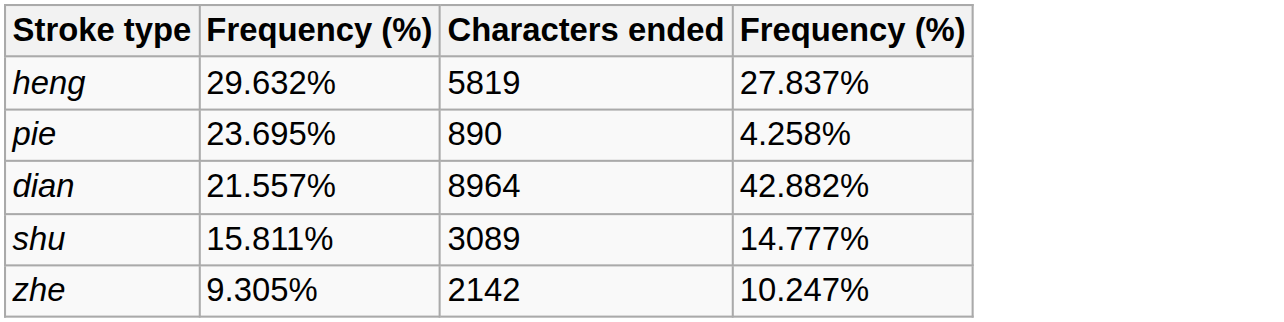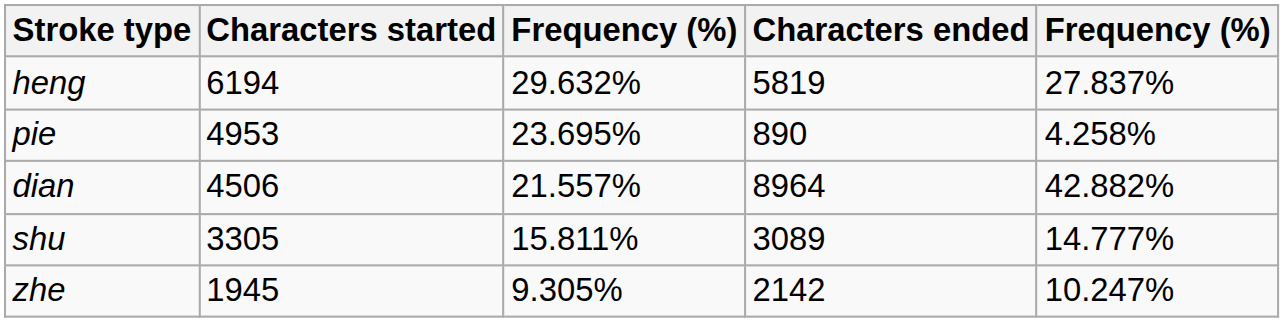+ column: (351, 30)
